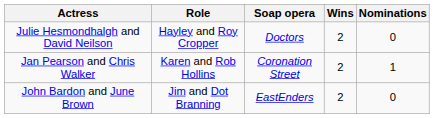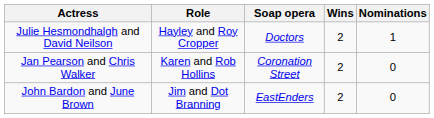(393, 37) 0 -> (393, 37) 1
(393, 67) 1 -> (393, 67) 0
